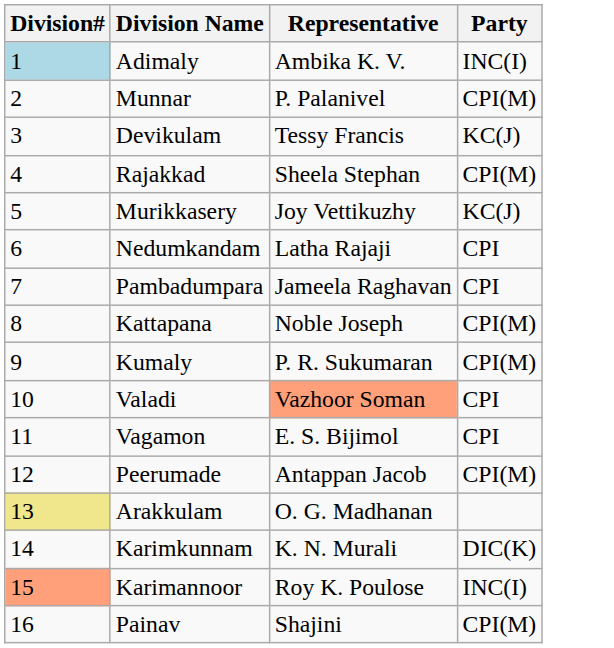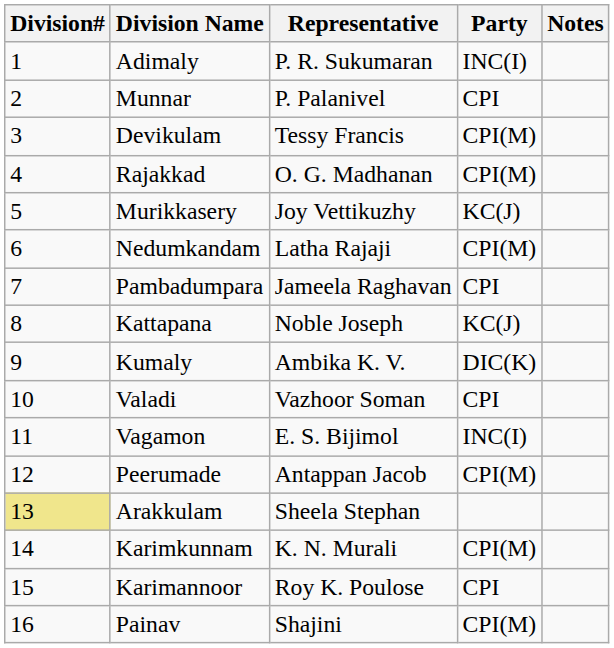+ column: (575, 23)
(16, 60) lightblue background -> (16, 60) no background
(340, 60) Ambika K. V. -> (354, 60) P. R. Sukumaran
(499, 98) CPI(M) -> (481, 98) CPI
(491, 135) KC(J) -> (499, 135) CPI(M)
(347, 173) Sheela Stephan -> (354, 173) O. G. Madhanan
(481, 248) CPI -> (499, 248) CPI(M)
(499, 323) CPI(M) -> (491, 323) KC(J)
(354, 361) P. R. Sukumaran -> (340, 361) Ambika K. V.
(499, 361) CPI(M) -> (499, 361) DIC(K)
(350, 398) lightsalmon background -> (350, 398) no background
(481, 436) CPI -> (495, 436) INC(I)
(354, 511) O. G. Madhanan -> (347, 511) Sheela Stephan
(499, 549) DIC(K) -> (499, 549) CPI(M)
(22, 586) lightsalmon background -> (22, 586) no background
(495, 586) INC(I) -> (481, 586) CPI
